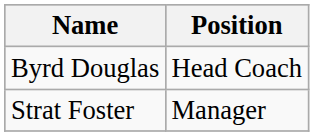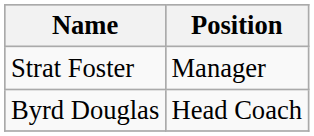rows swapped: (85, 67) <-> (73, 109)
